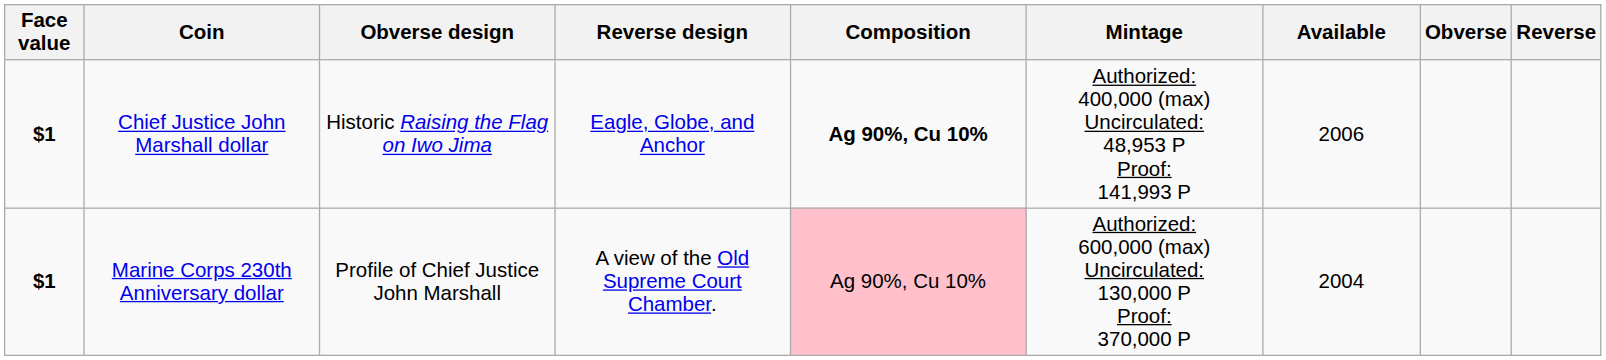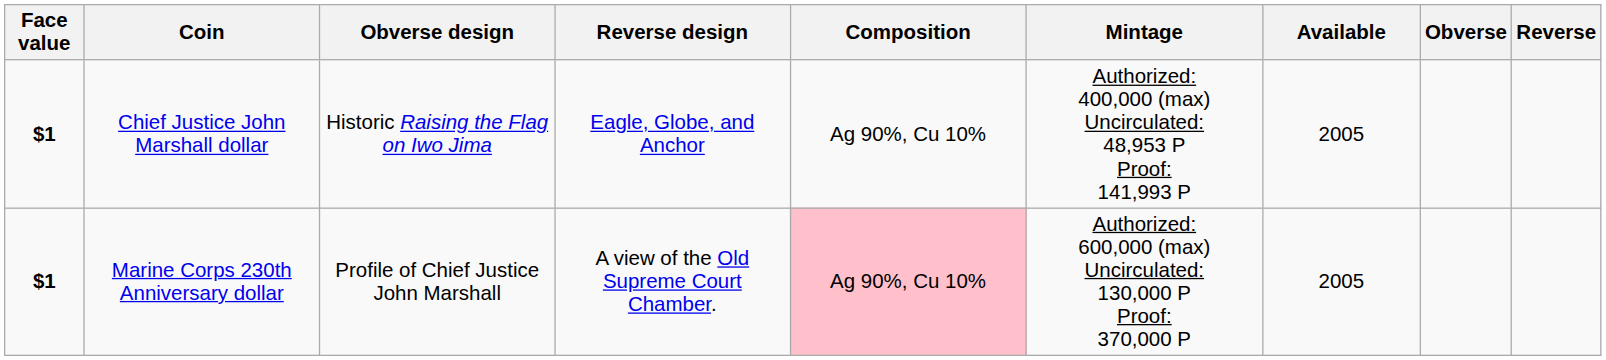(908, 133) bold -> (908, 133) normal
(1341, 133) 2006 -> (1341, 133) 2005
(1341, 281) 2004 -> (1341, 281) 2005
